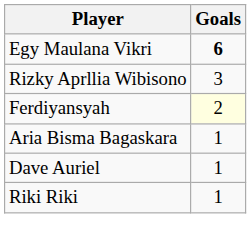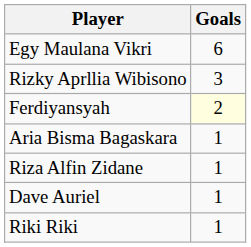(218, 49) bold -> (218, 49) normal
+ row: (76, 167)
